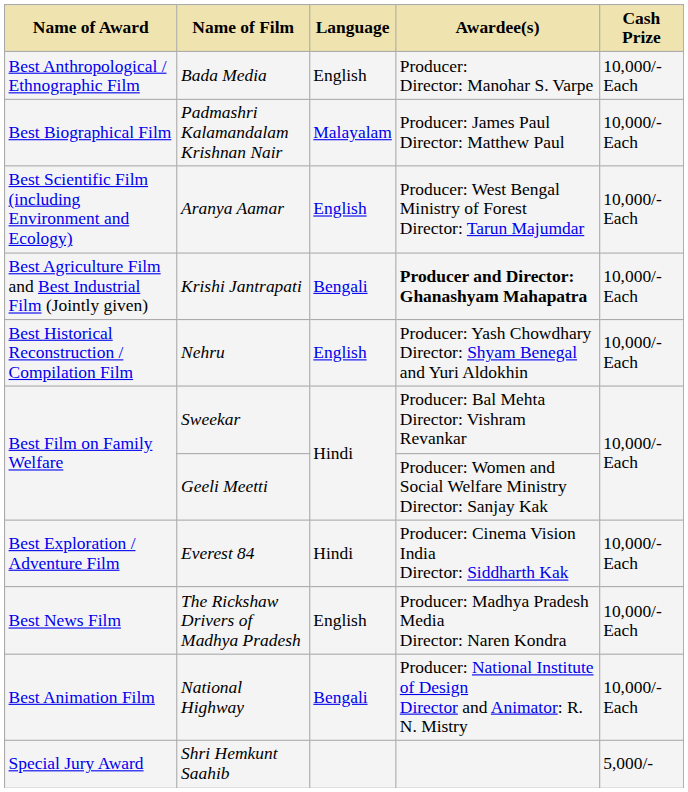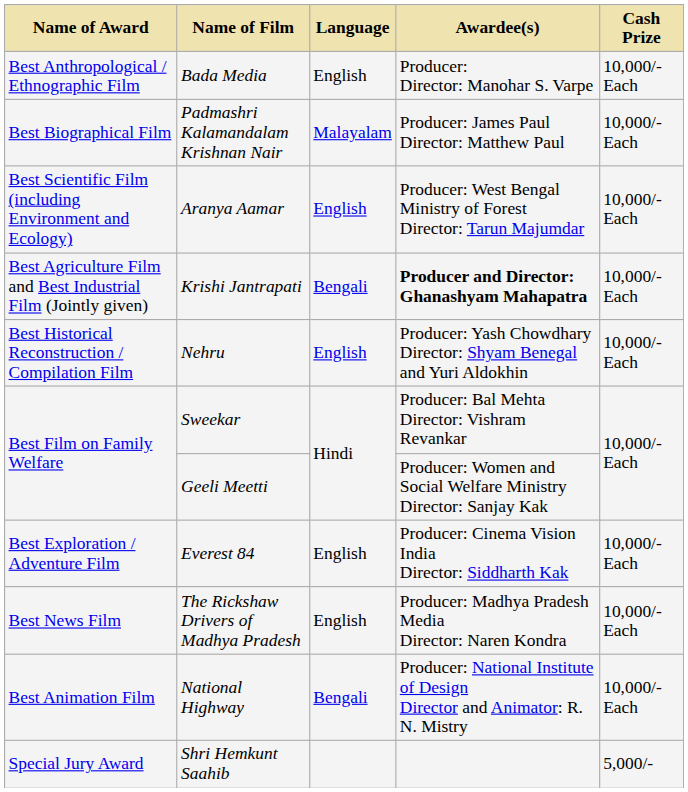(333, 553) Hindi -> (340, 553) English
